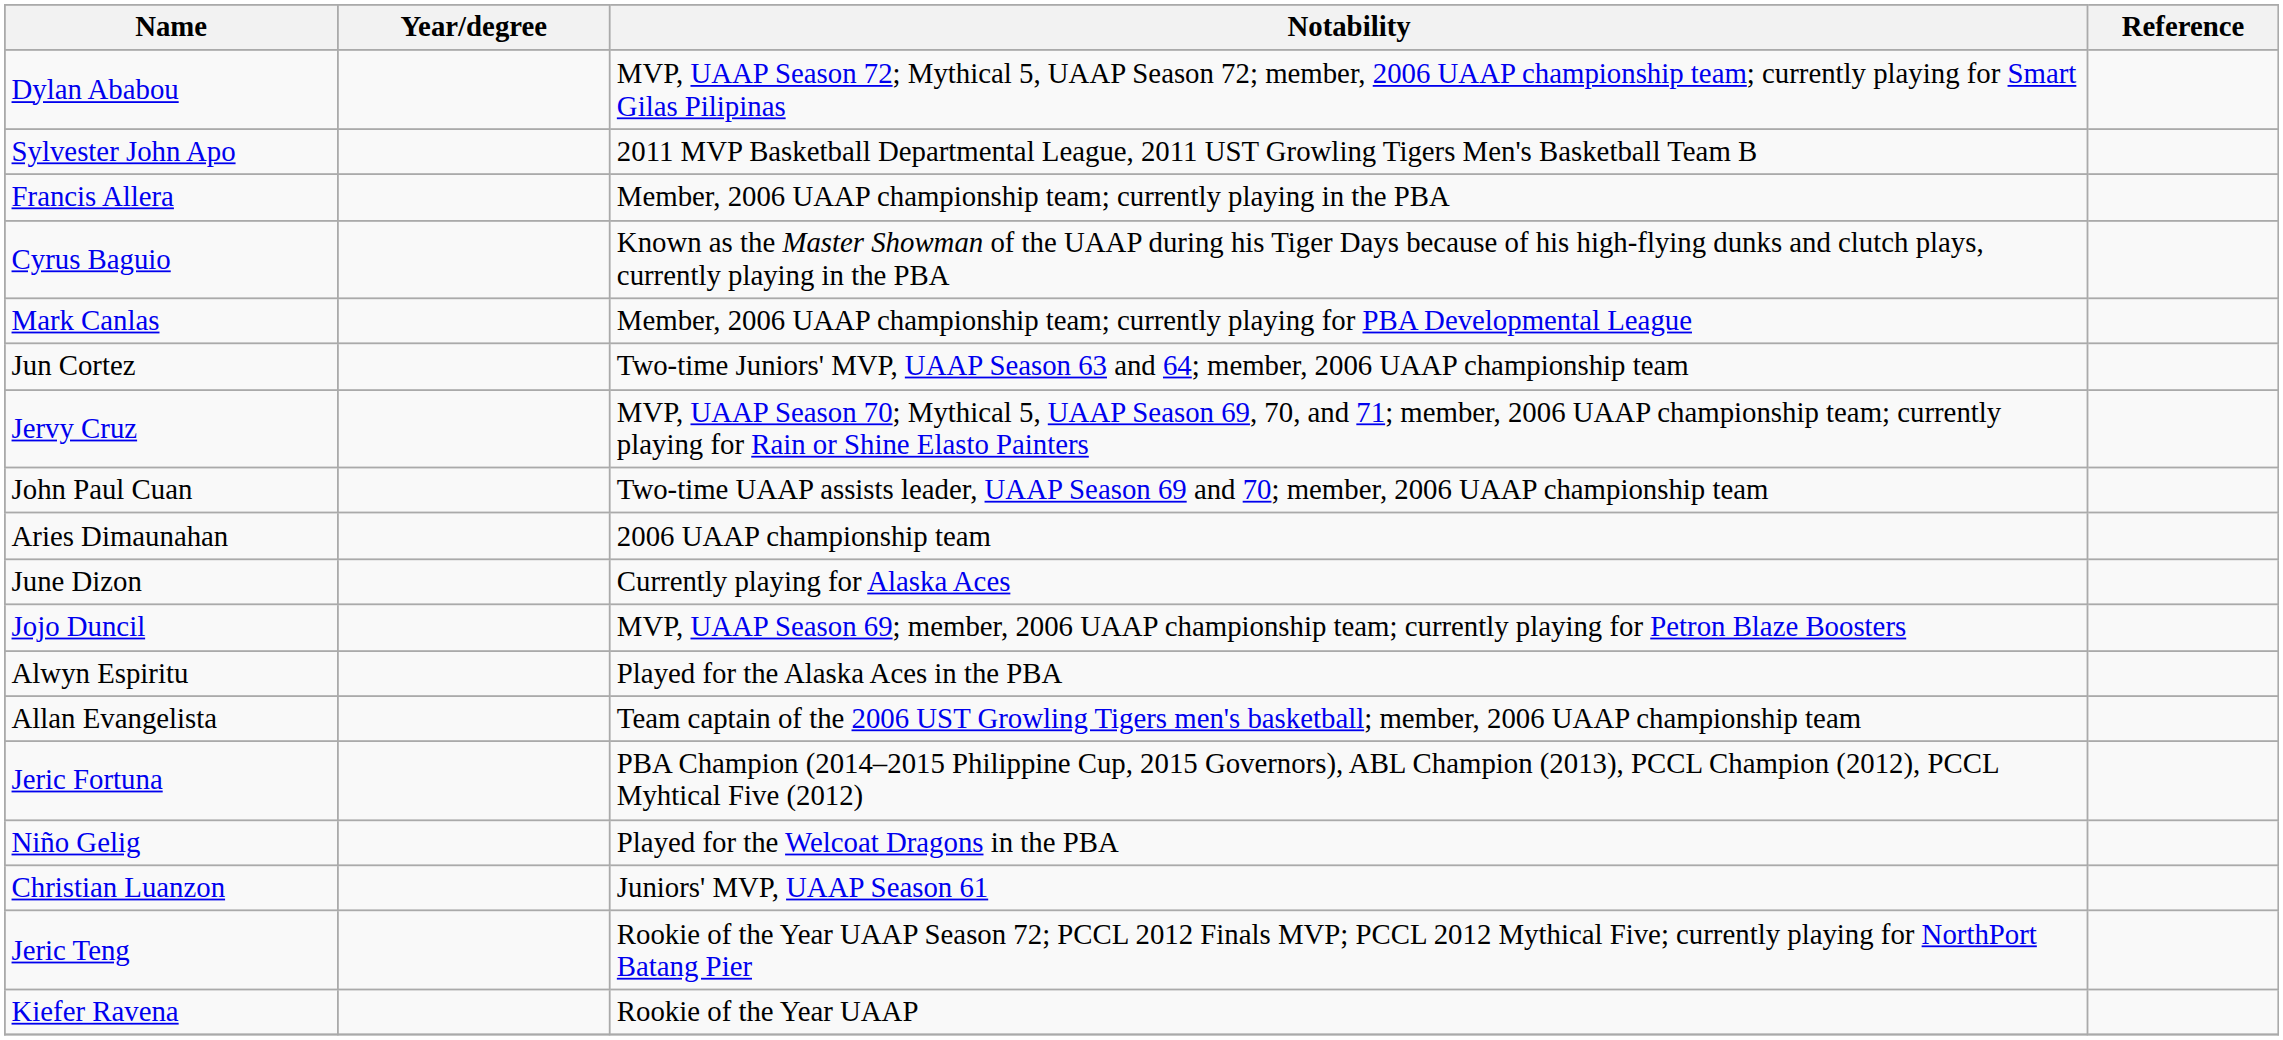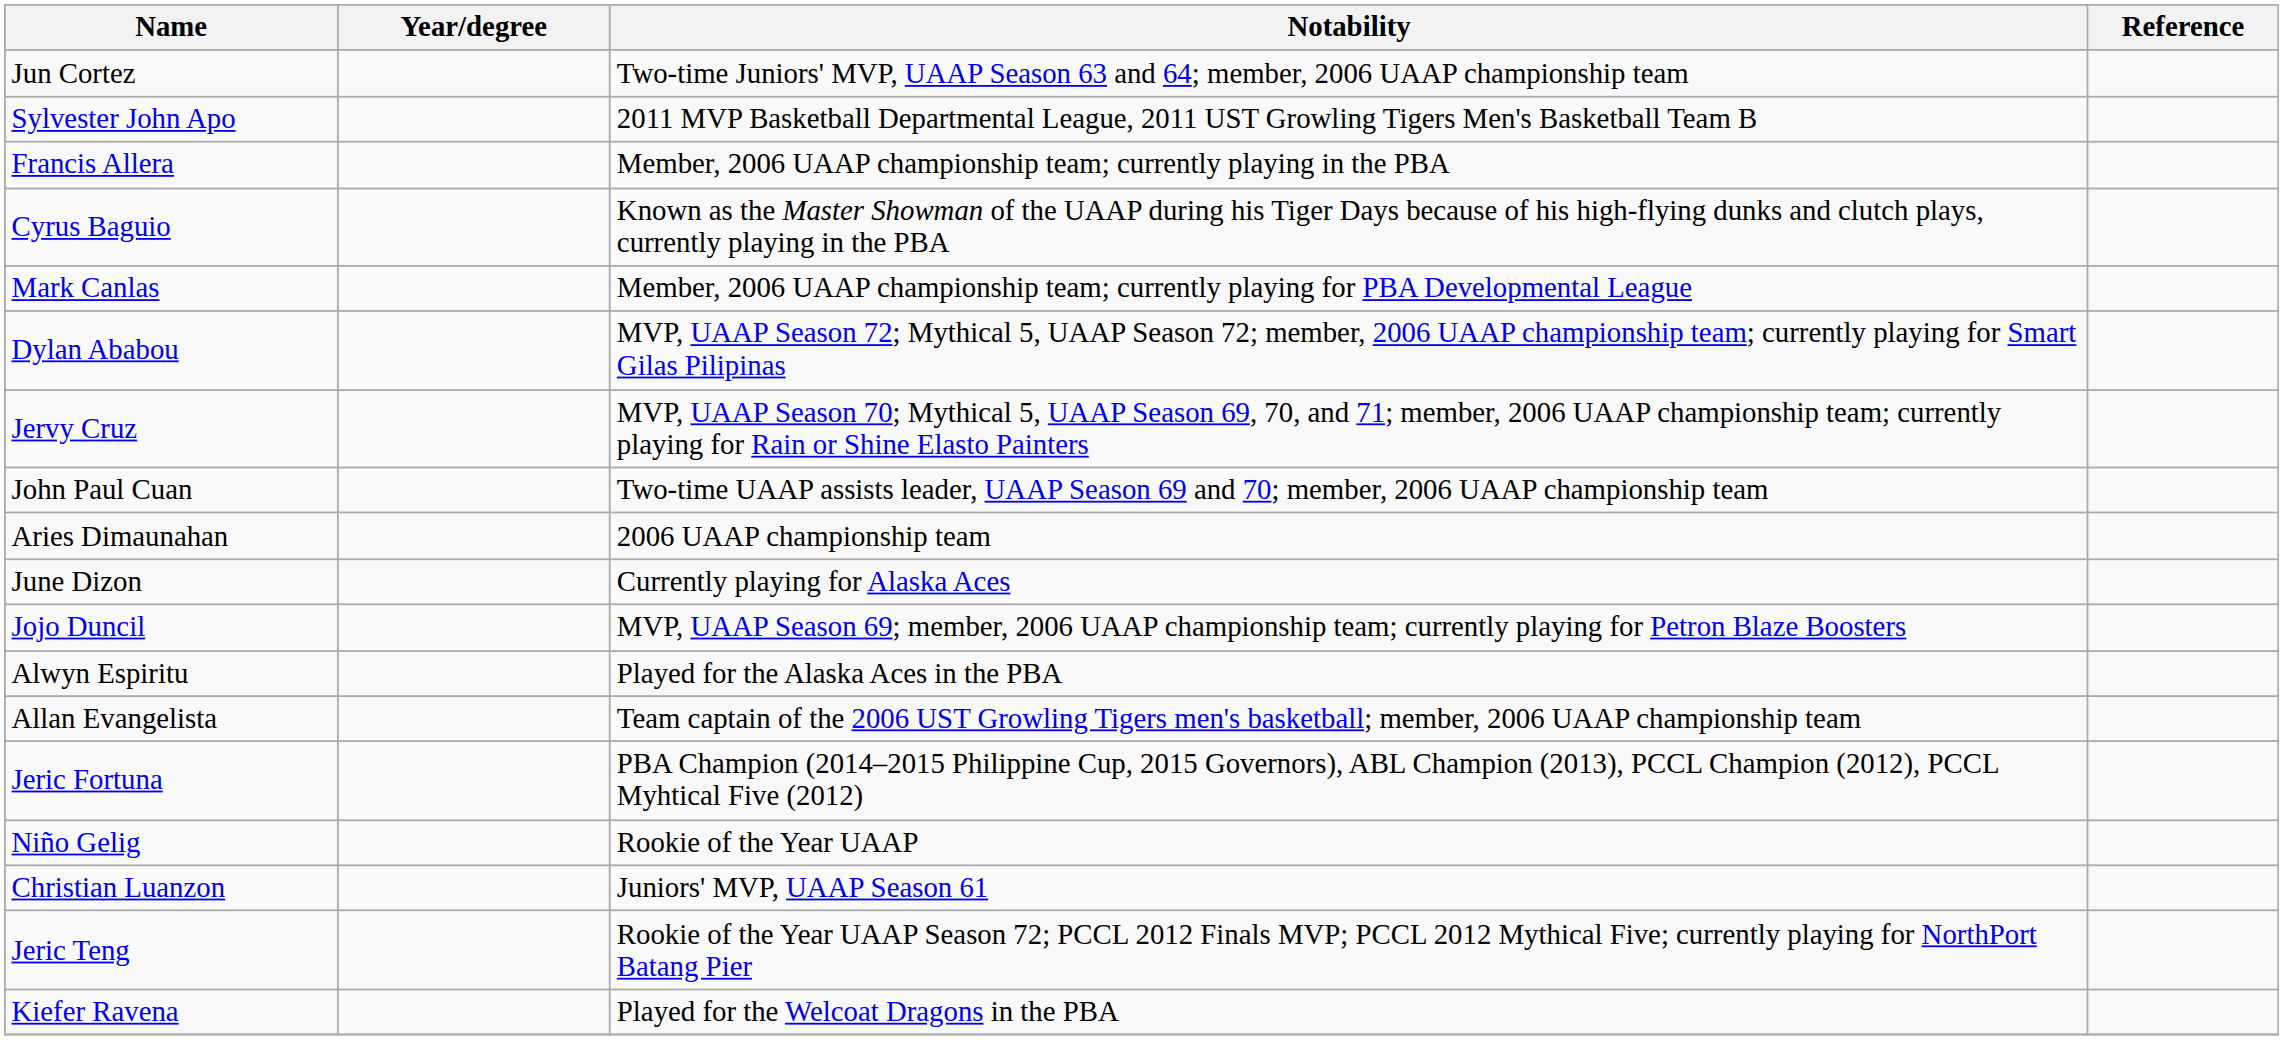rows swapped: (95, 89) <-> (74, 366)
(868, 842) Played for the Welcoat Dragons in the PBA -> (768, 842) Rookie of the Year UAAP
(768, 1011) Rookie of the Year UAAP -> (868, 1011) Played for the Welcoat Dragons in the PBA
